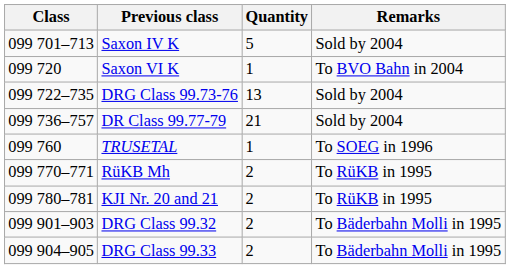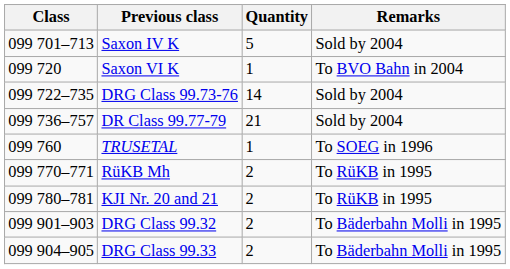(254, 95) 13 -> (254, 95) 14
